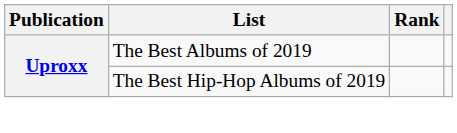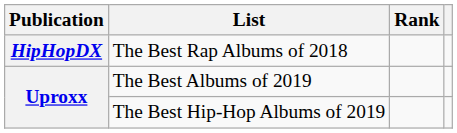+ row: (230, 50)
